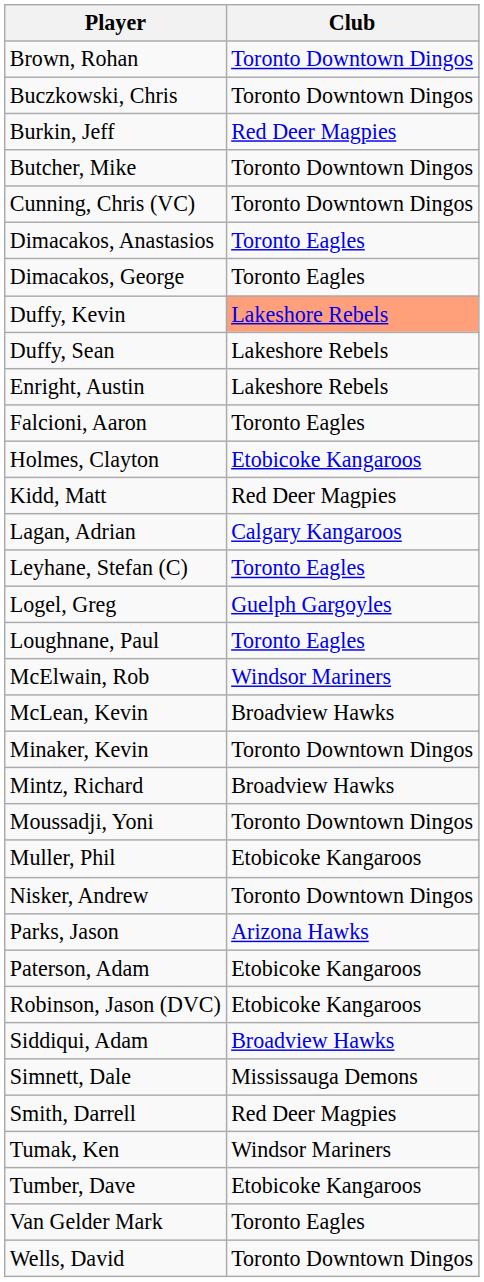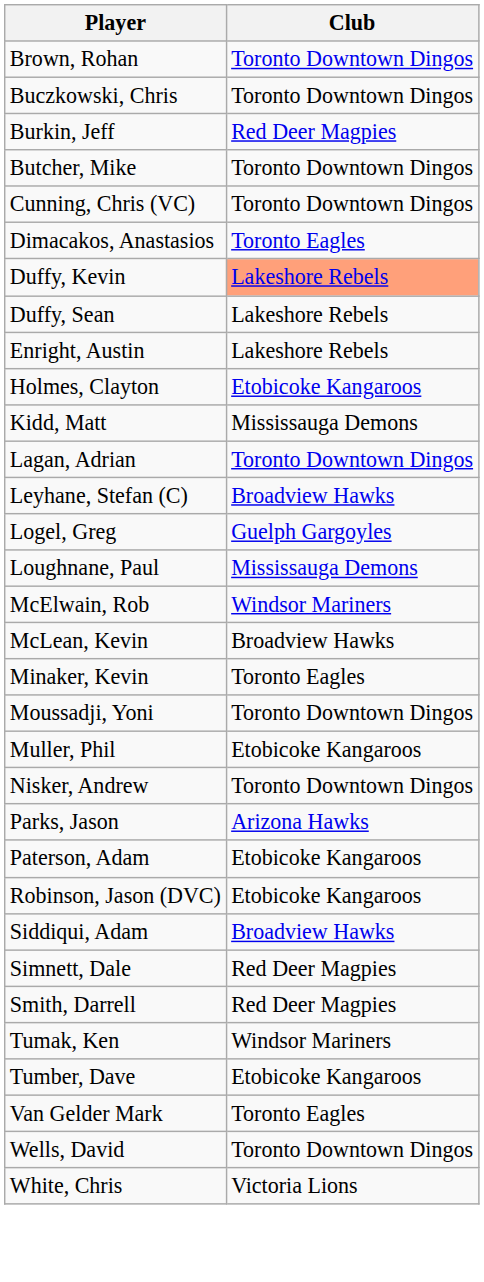- row: (97, 277)
- row: (78, 422)
(314, 495) Red Deer Magpies -> (324, 422) Mississauga Demons
(316, 531) Calgary Kangaroos -> (352, 458) Toronto Downtown Dingos
(298, 567) Toronto Eagles -> (313, 495) Broadview Hawks
(298, 640) Toronto Eagles -> (324, 567) Mississauga Demons
(352, 749) Toronto Downtown Dingos -> (298, 676) Toronto Eagles
- row: (77, 786)
(324, 1076) Mississauga Demons -> (314, 967) Red Deer Magpies
+ row: (66, 1185)
